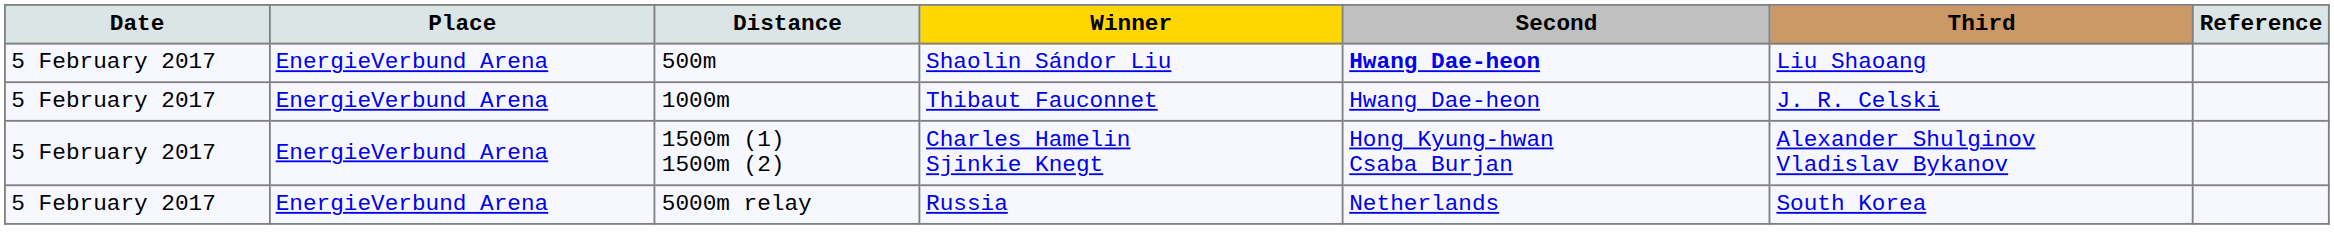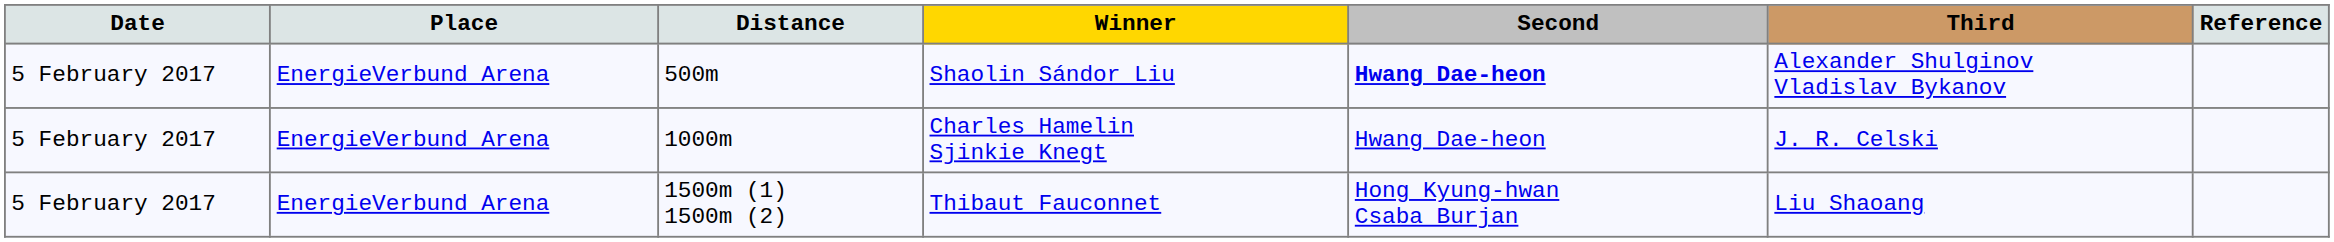(1851, 63) Liu Shaoang -> (1904, 76) Alexander Shulginov Vladislav Bykanov
(1042, 102) Thibaut Fauconnet -> (1032, 140) Charles Hamelin Sjinkie Knegt
(1028, 153) Charles Hamelin Sjinkie Knegt -> (1045, 205) Thibaut Fauconnet
(1906, 153) Alexander Shulginov Vladislav Bykanov -> (1849, 205) Liu Shaoang
- row: (737, 205)
